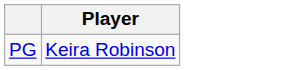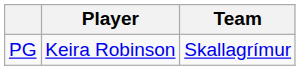+ column: (238, 19)
